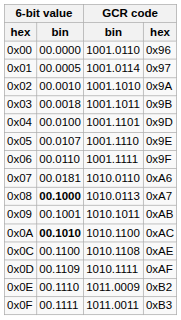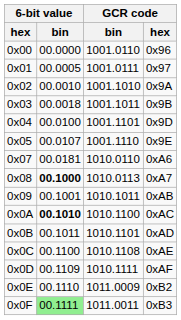(113, 68) 1001.0114 -> (113, 68) 1001.0111
- row: (159, 159)
+ row: (160, 232)
(59, 305) no background -> (59, 305) lightgreen background
